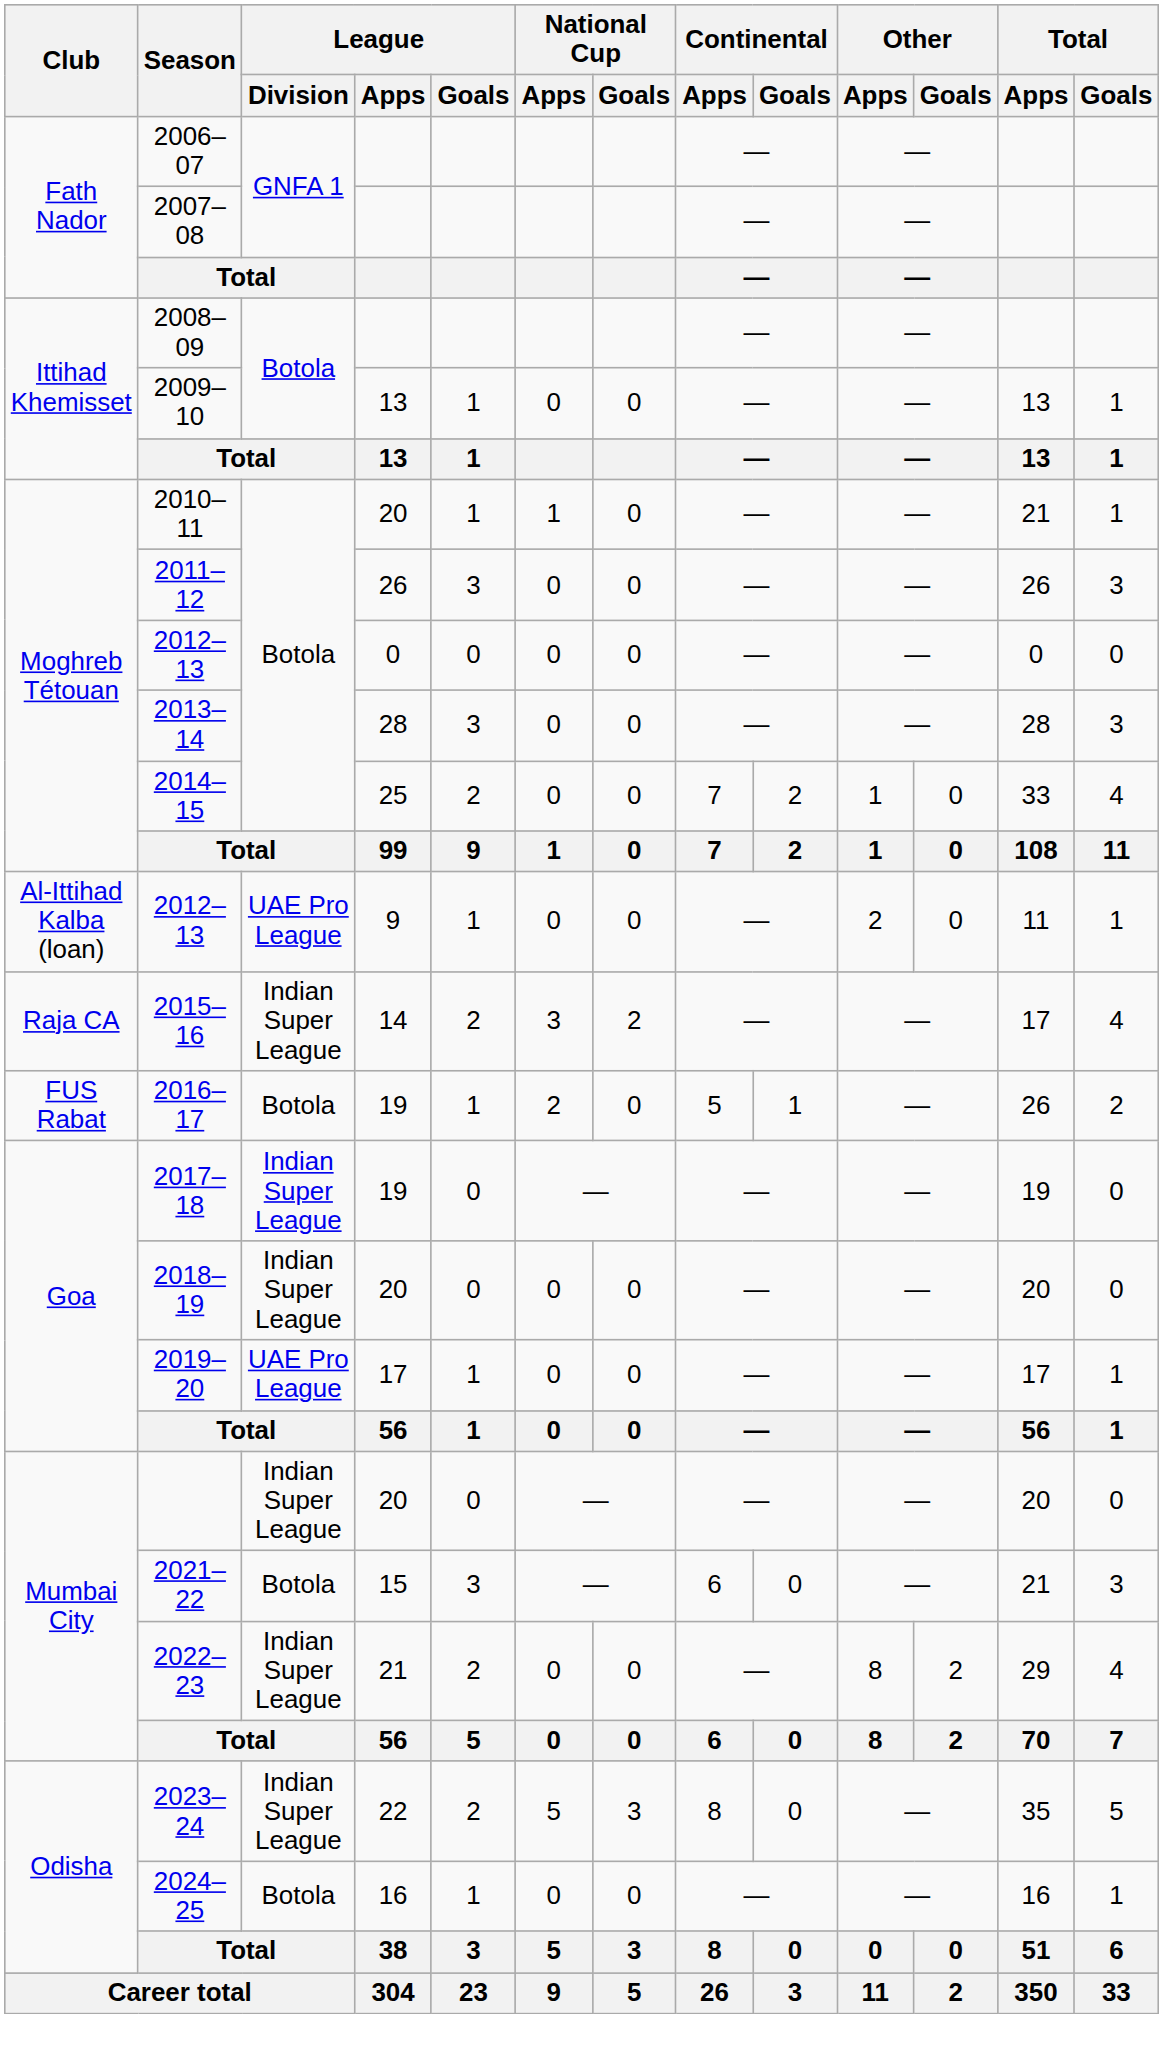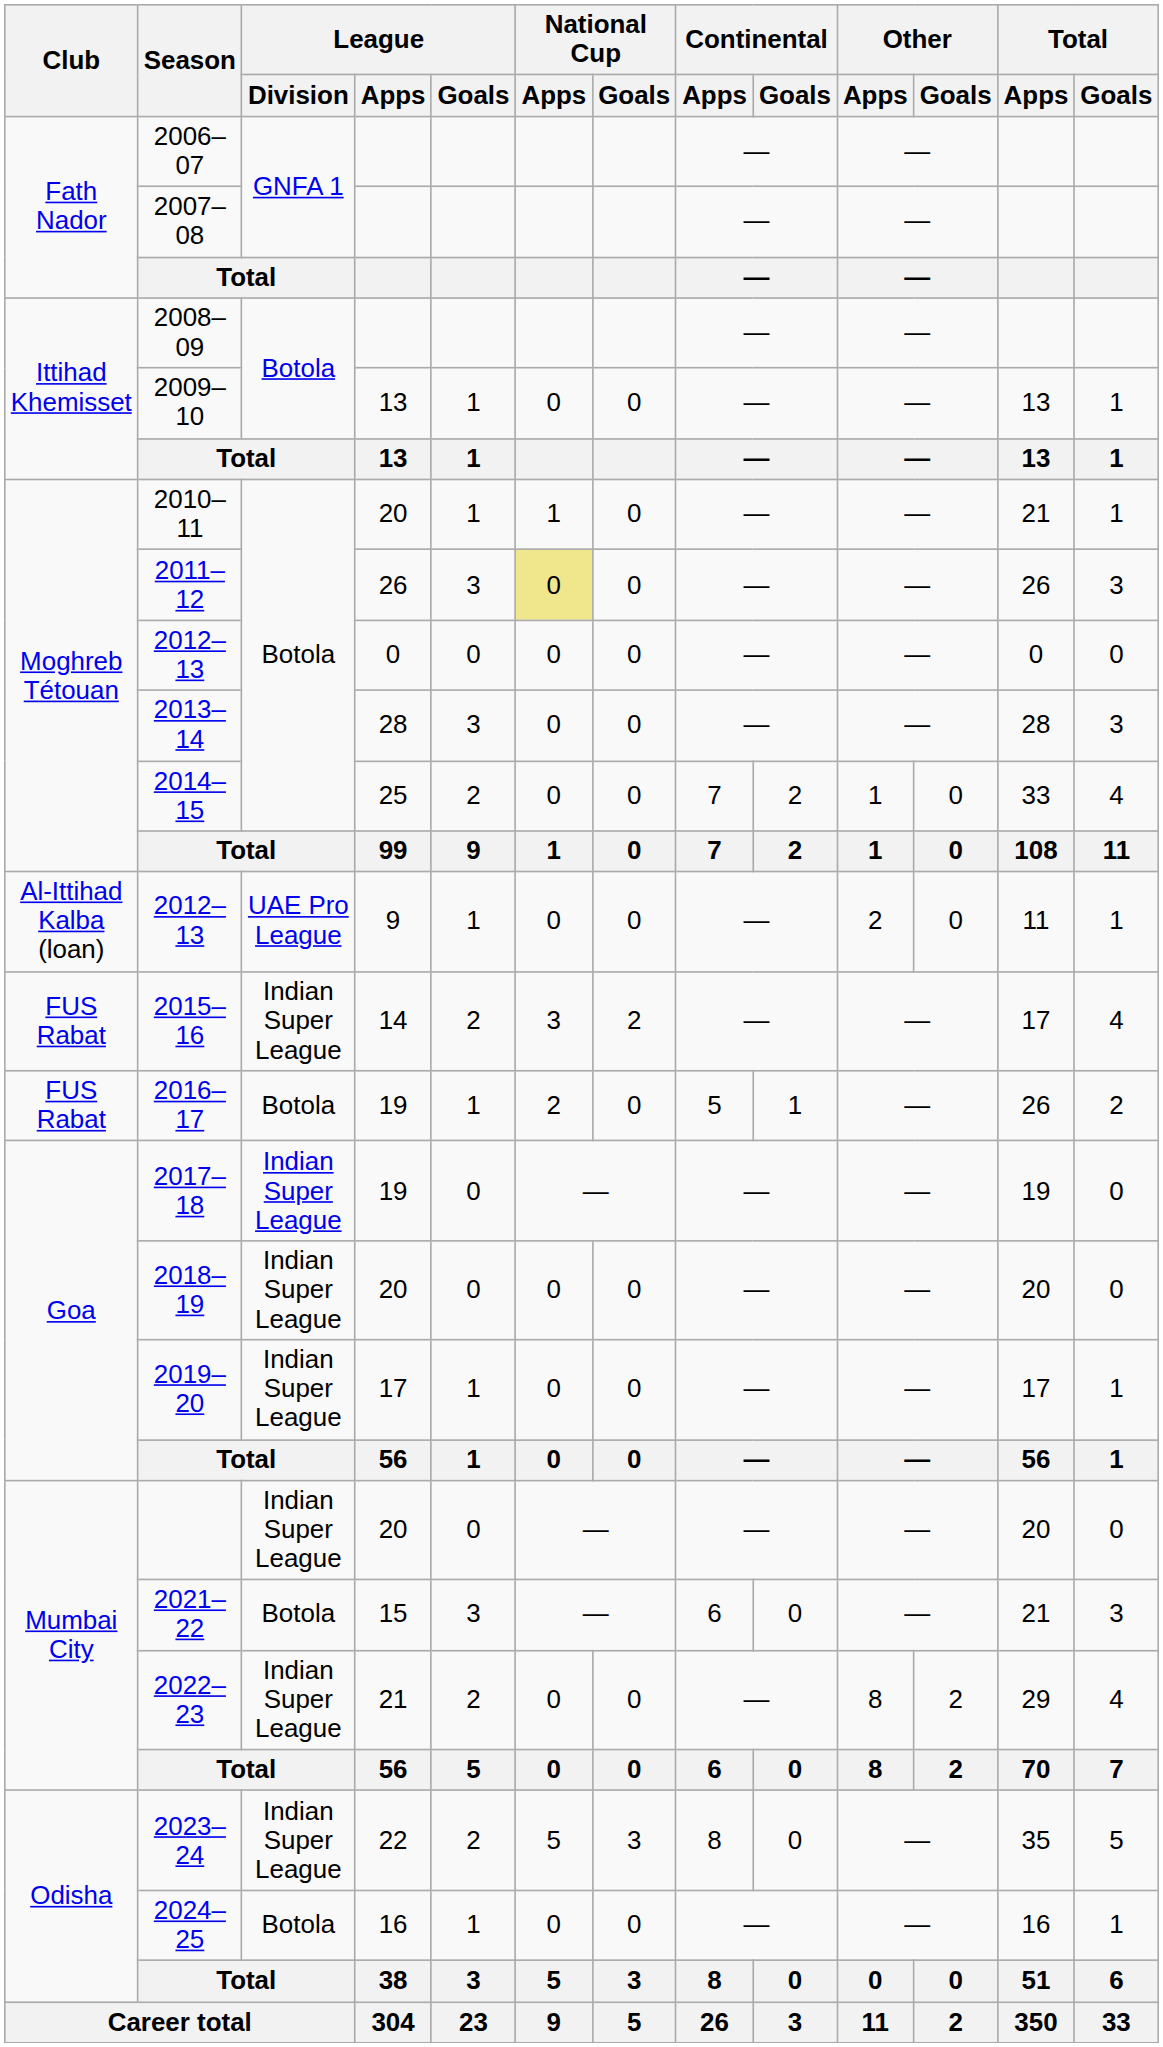(554, 584) no background -> (554, 584) khaki background
(71, 1020) Raja CA -> (71, 1020) FUS Rabat
(298, 1374) UAE Pro League -> (298, 1389) Indian Super League
